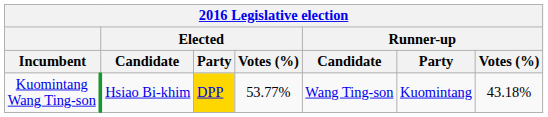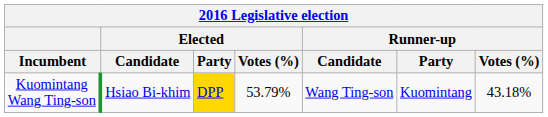(268, 92) 53.77% -> (268, 92) 53.79%
